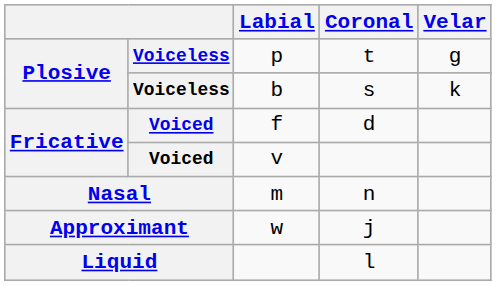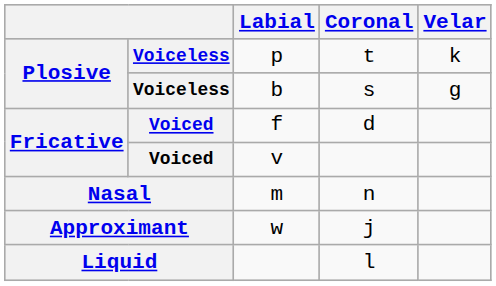(455, 56) ɡ -> (455, 56) k
(455, 91) k -> (455, 91) ɡ
